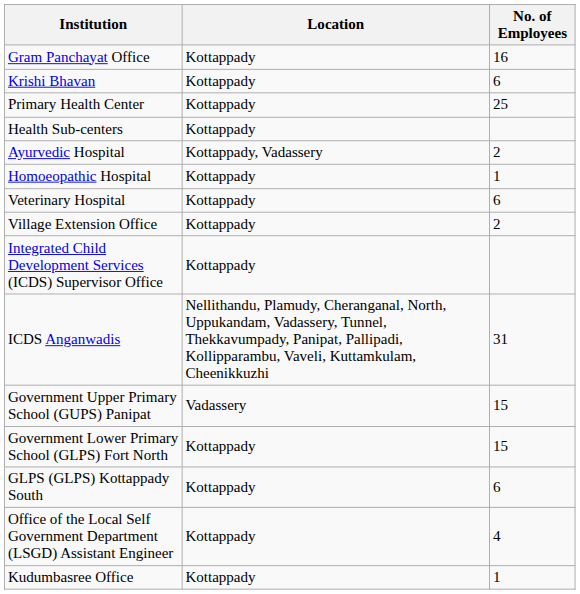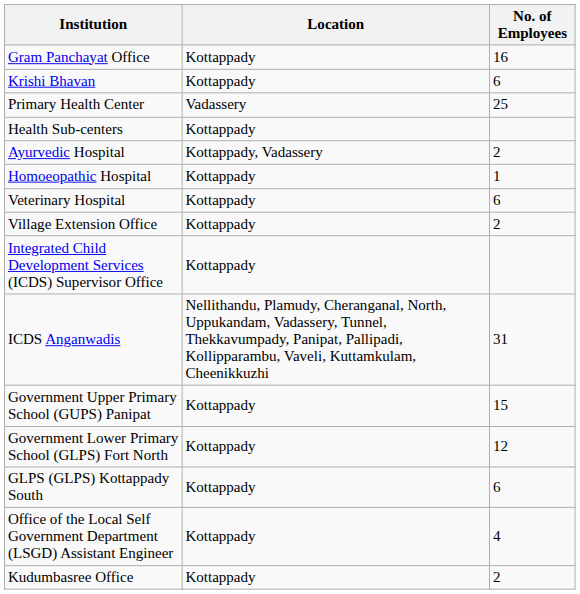(220, 104) Kottappady -> (216, 104) Vadassery
(216, 405) Vadassery -> (220, 405) Kottappady
(501, 446) 15 -> (501, 446) 12
(497, 577) 1 -> (497, 577) 2
